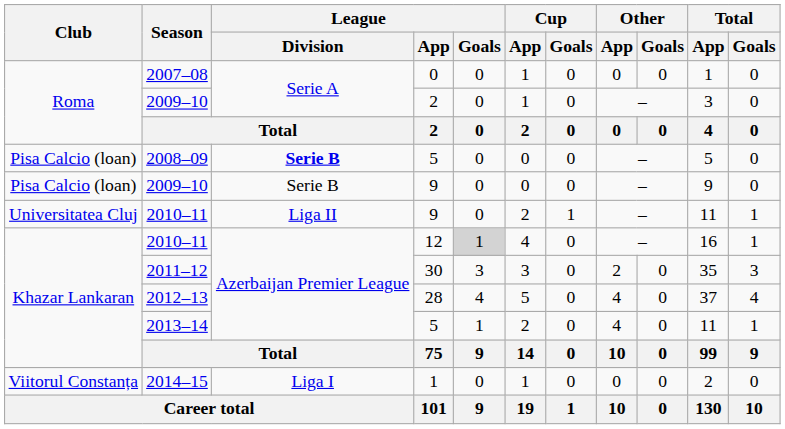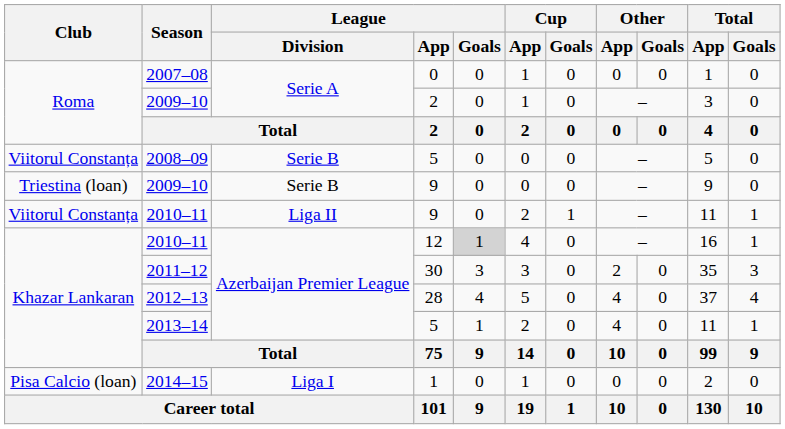(73, 158) Pisa Calcio (loan) -> (73, 158) Viitorul Constanța
(313, 158) bold -> (313, 158) normal
(73, 185) Pisa Calcio (loan) -> (73, 185) Triestina (loan)
(73, 213) Universitatea Cluj -> (73, 213) Viitorul Constanța
(73, 381) Viitorul Constanța -> (73, 381) Pisa Calcio (loan)
